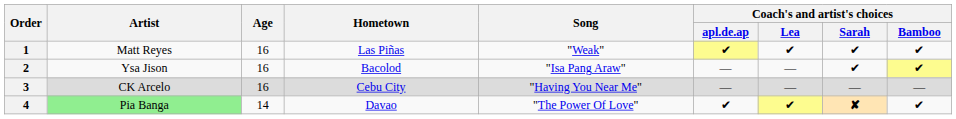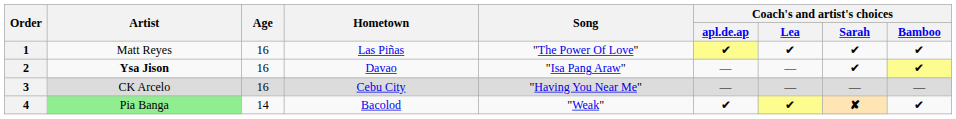(586, 50) "Weak" -> (586, 50) "The Power Of Love"
(144, 68) normal -> (144, 68) bold
(381, 68) Bacolod -> (381, 68) Davao
(381, 105) Davao -> (381, 105) Bacolod
(586, 105) "The Power Of Love" -> (586, 105) "Weak"
